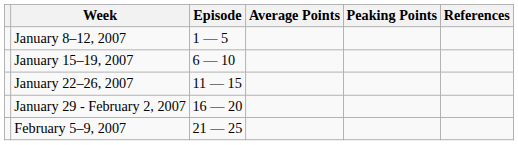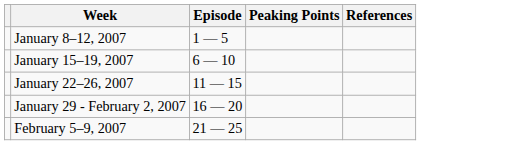- column: (294, 15)
